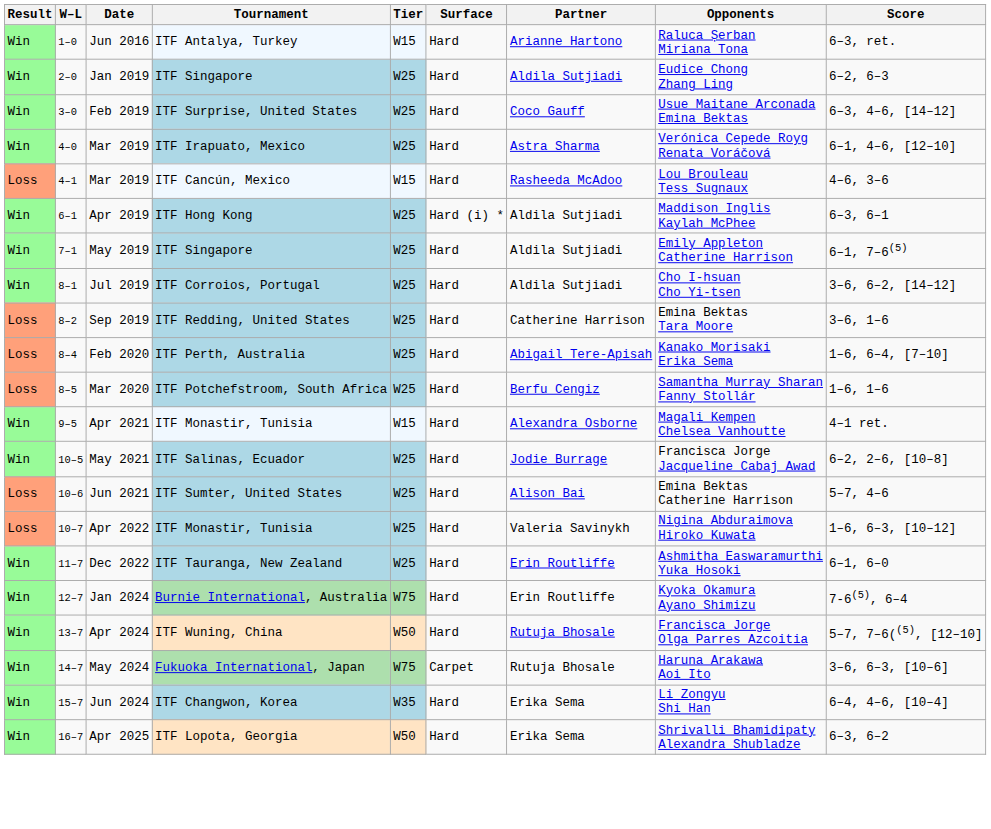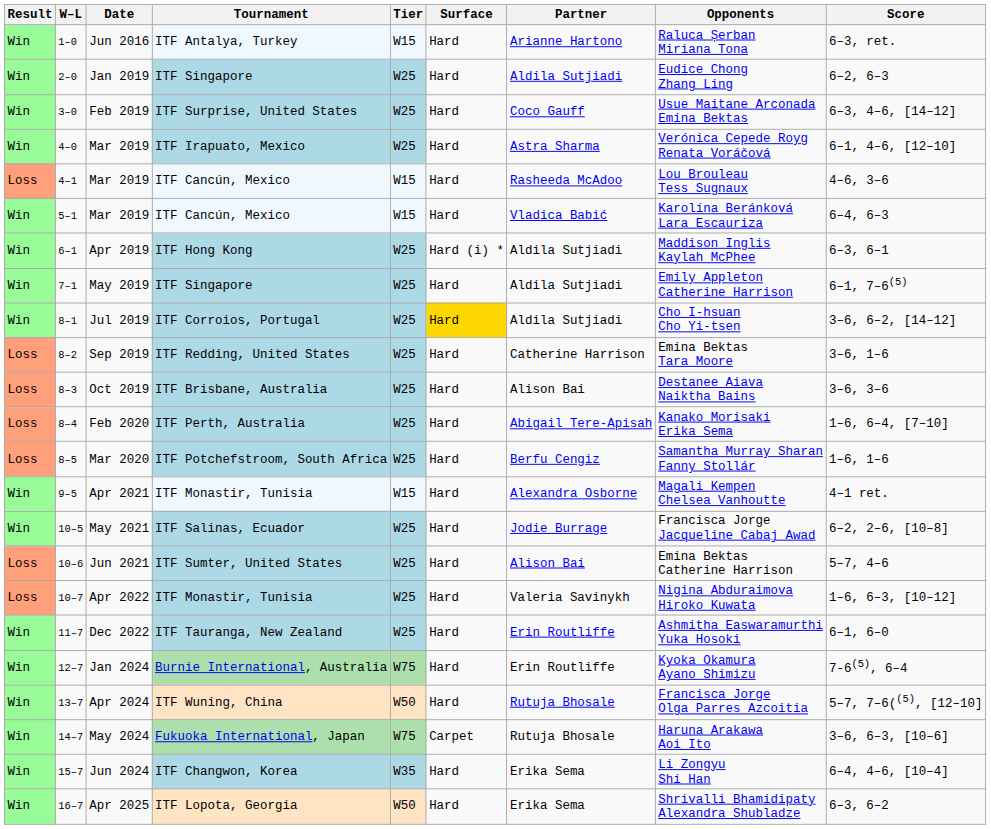+ row: (68, 216)
(444, 285) no background -> (444, 320) gold background
+ row: (68, 390)
